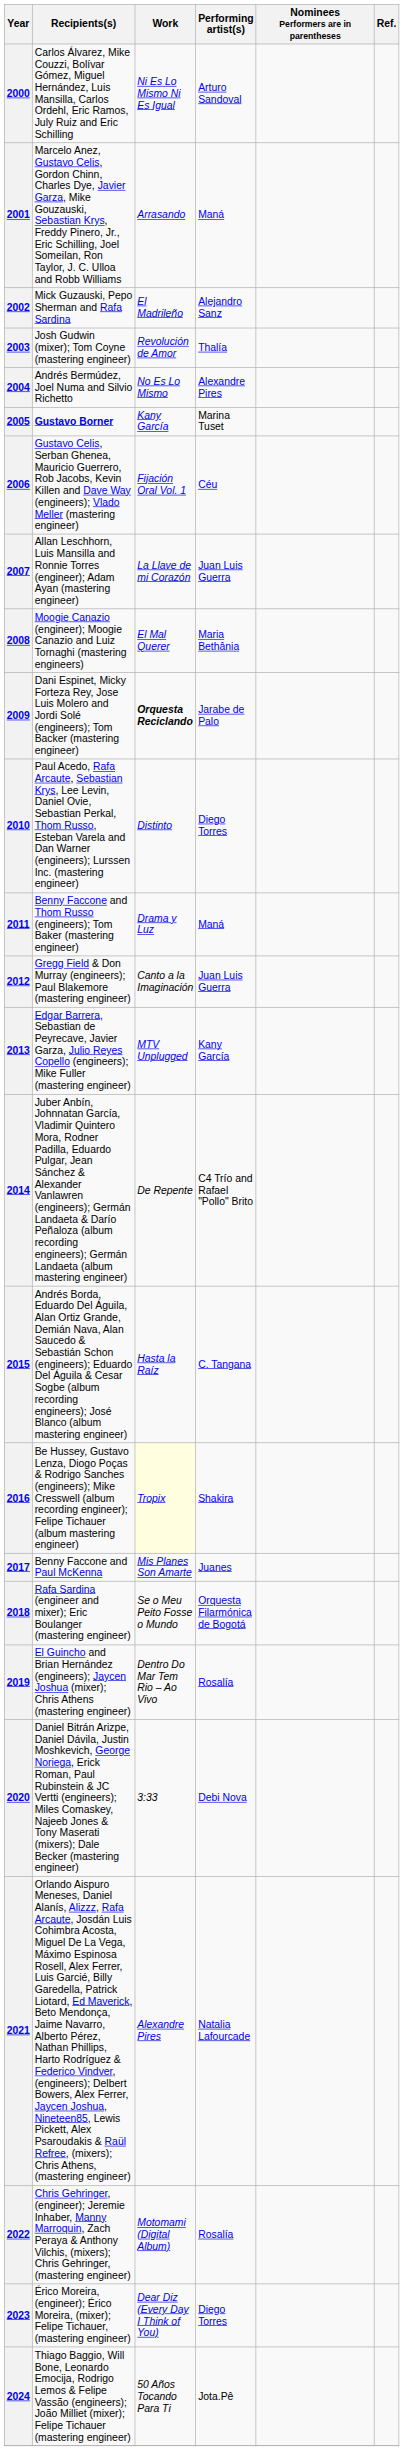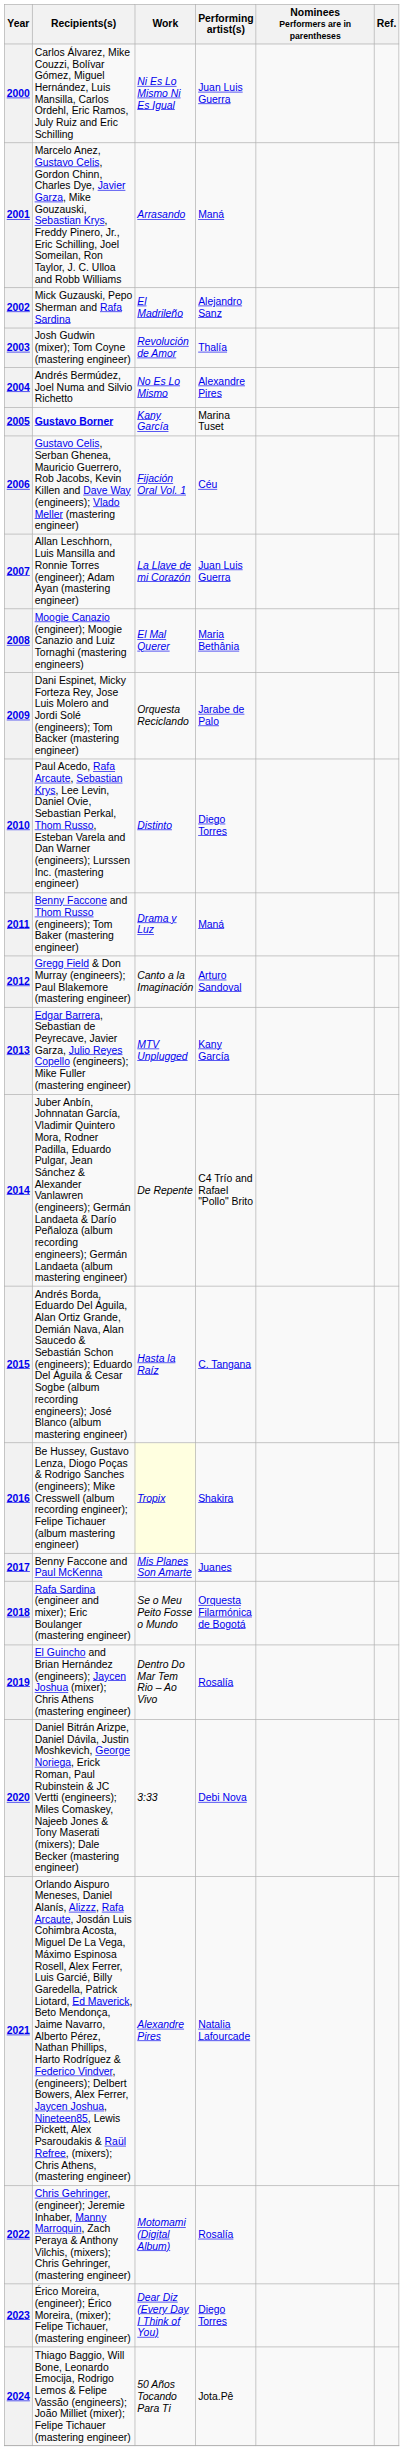(220, 93) Arturo Sandoval -> (220, 93) Juan Luis Guerra
(165, 715) bold -> (163, 715) normal
(220, 981) Juan Luis Guerra -> (220, 981) Arturo Sandoval
